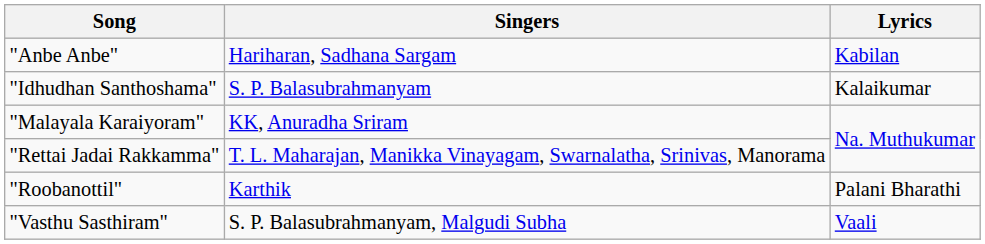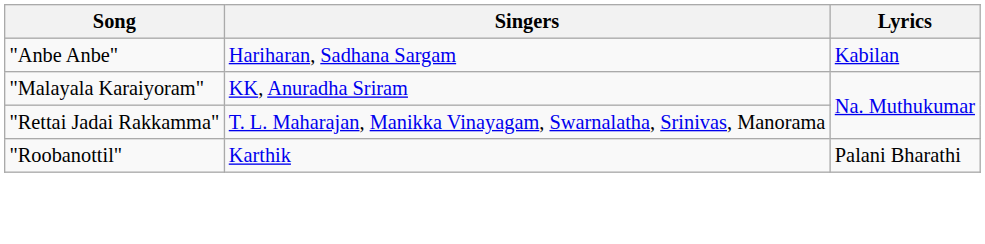- row: (113, 88)
- row: (89, 222)
